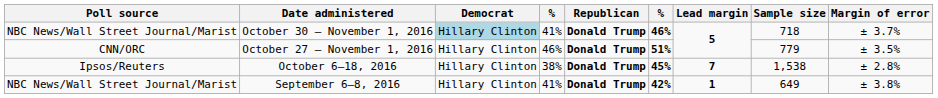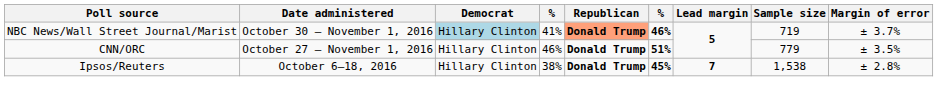(606, 31) no background -> (606, 31) lightsalmon background
(790, 31) 718 -> (790, 31) 719
- row: (338, 85)
